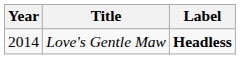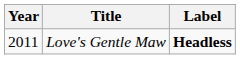(24, 41) 2014 -> (23, 41) 2011
